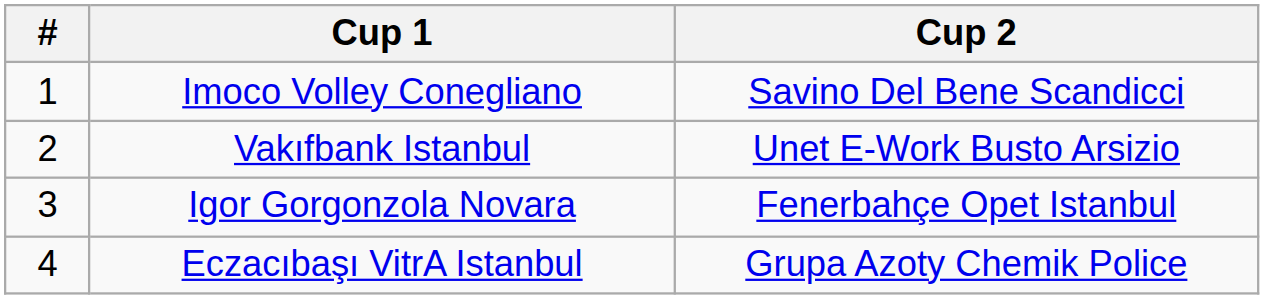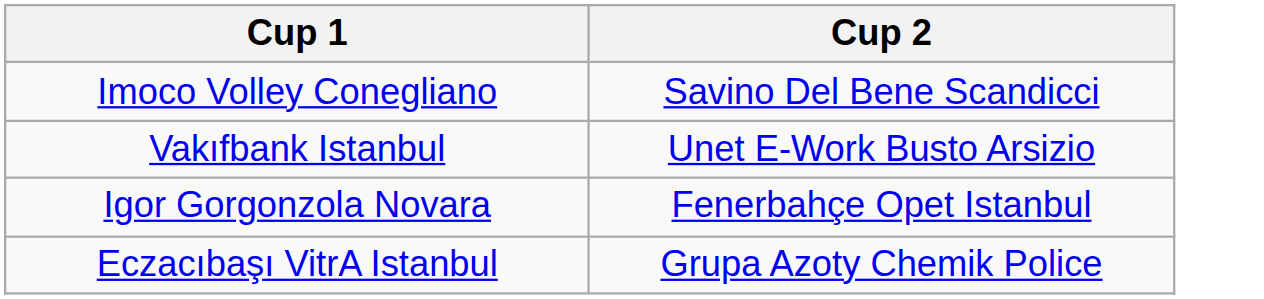- column: (48, 33)
